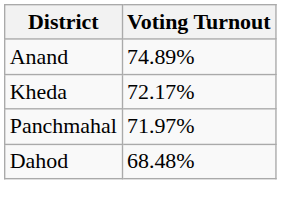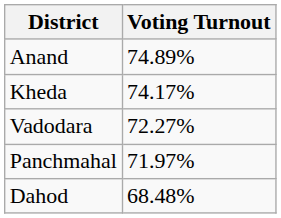(161, 91) 72.17% -> (161, 91) 74.17%
+ row: (51, 126)
